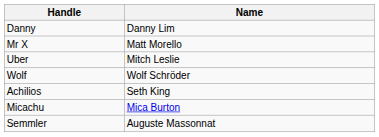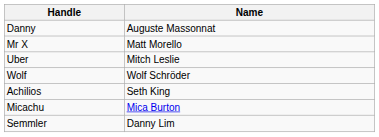(151, 28) Danny Lim -> (171, 28) Auguste Massonnat
(171, 124) Auguste Massonnat -> (151, 124) Danny Lim
